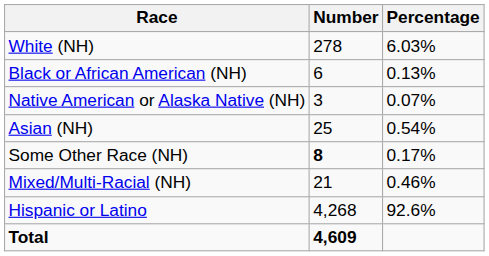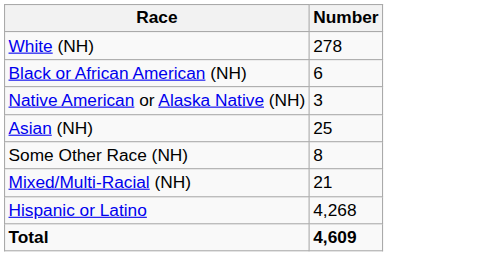- column: (433, 18)
(318, 155) bold -> (318, 155) normal
